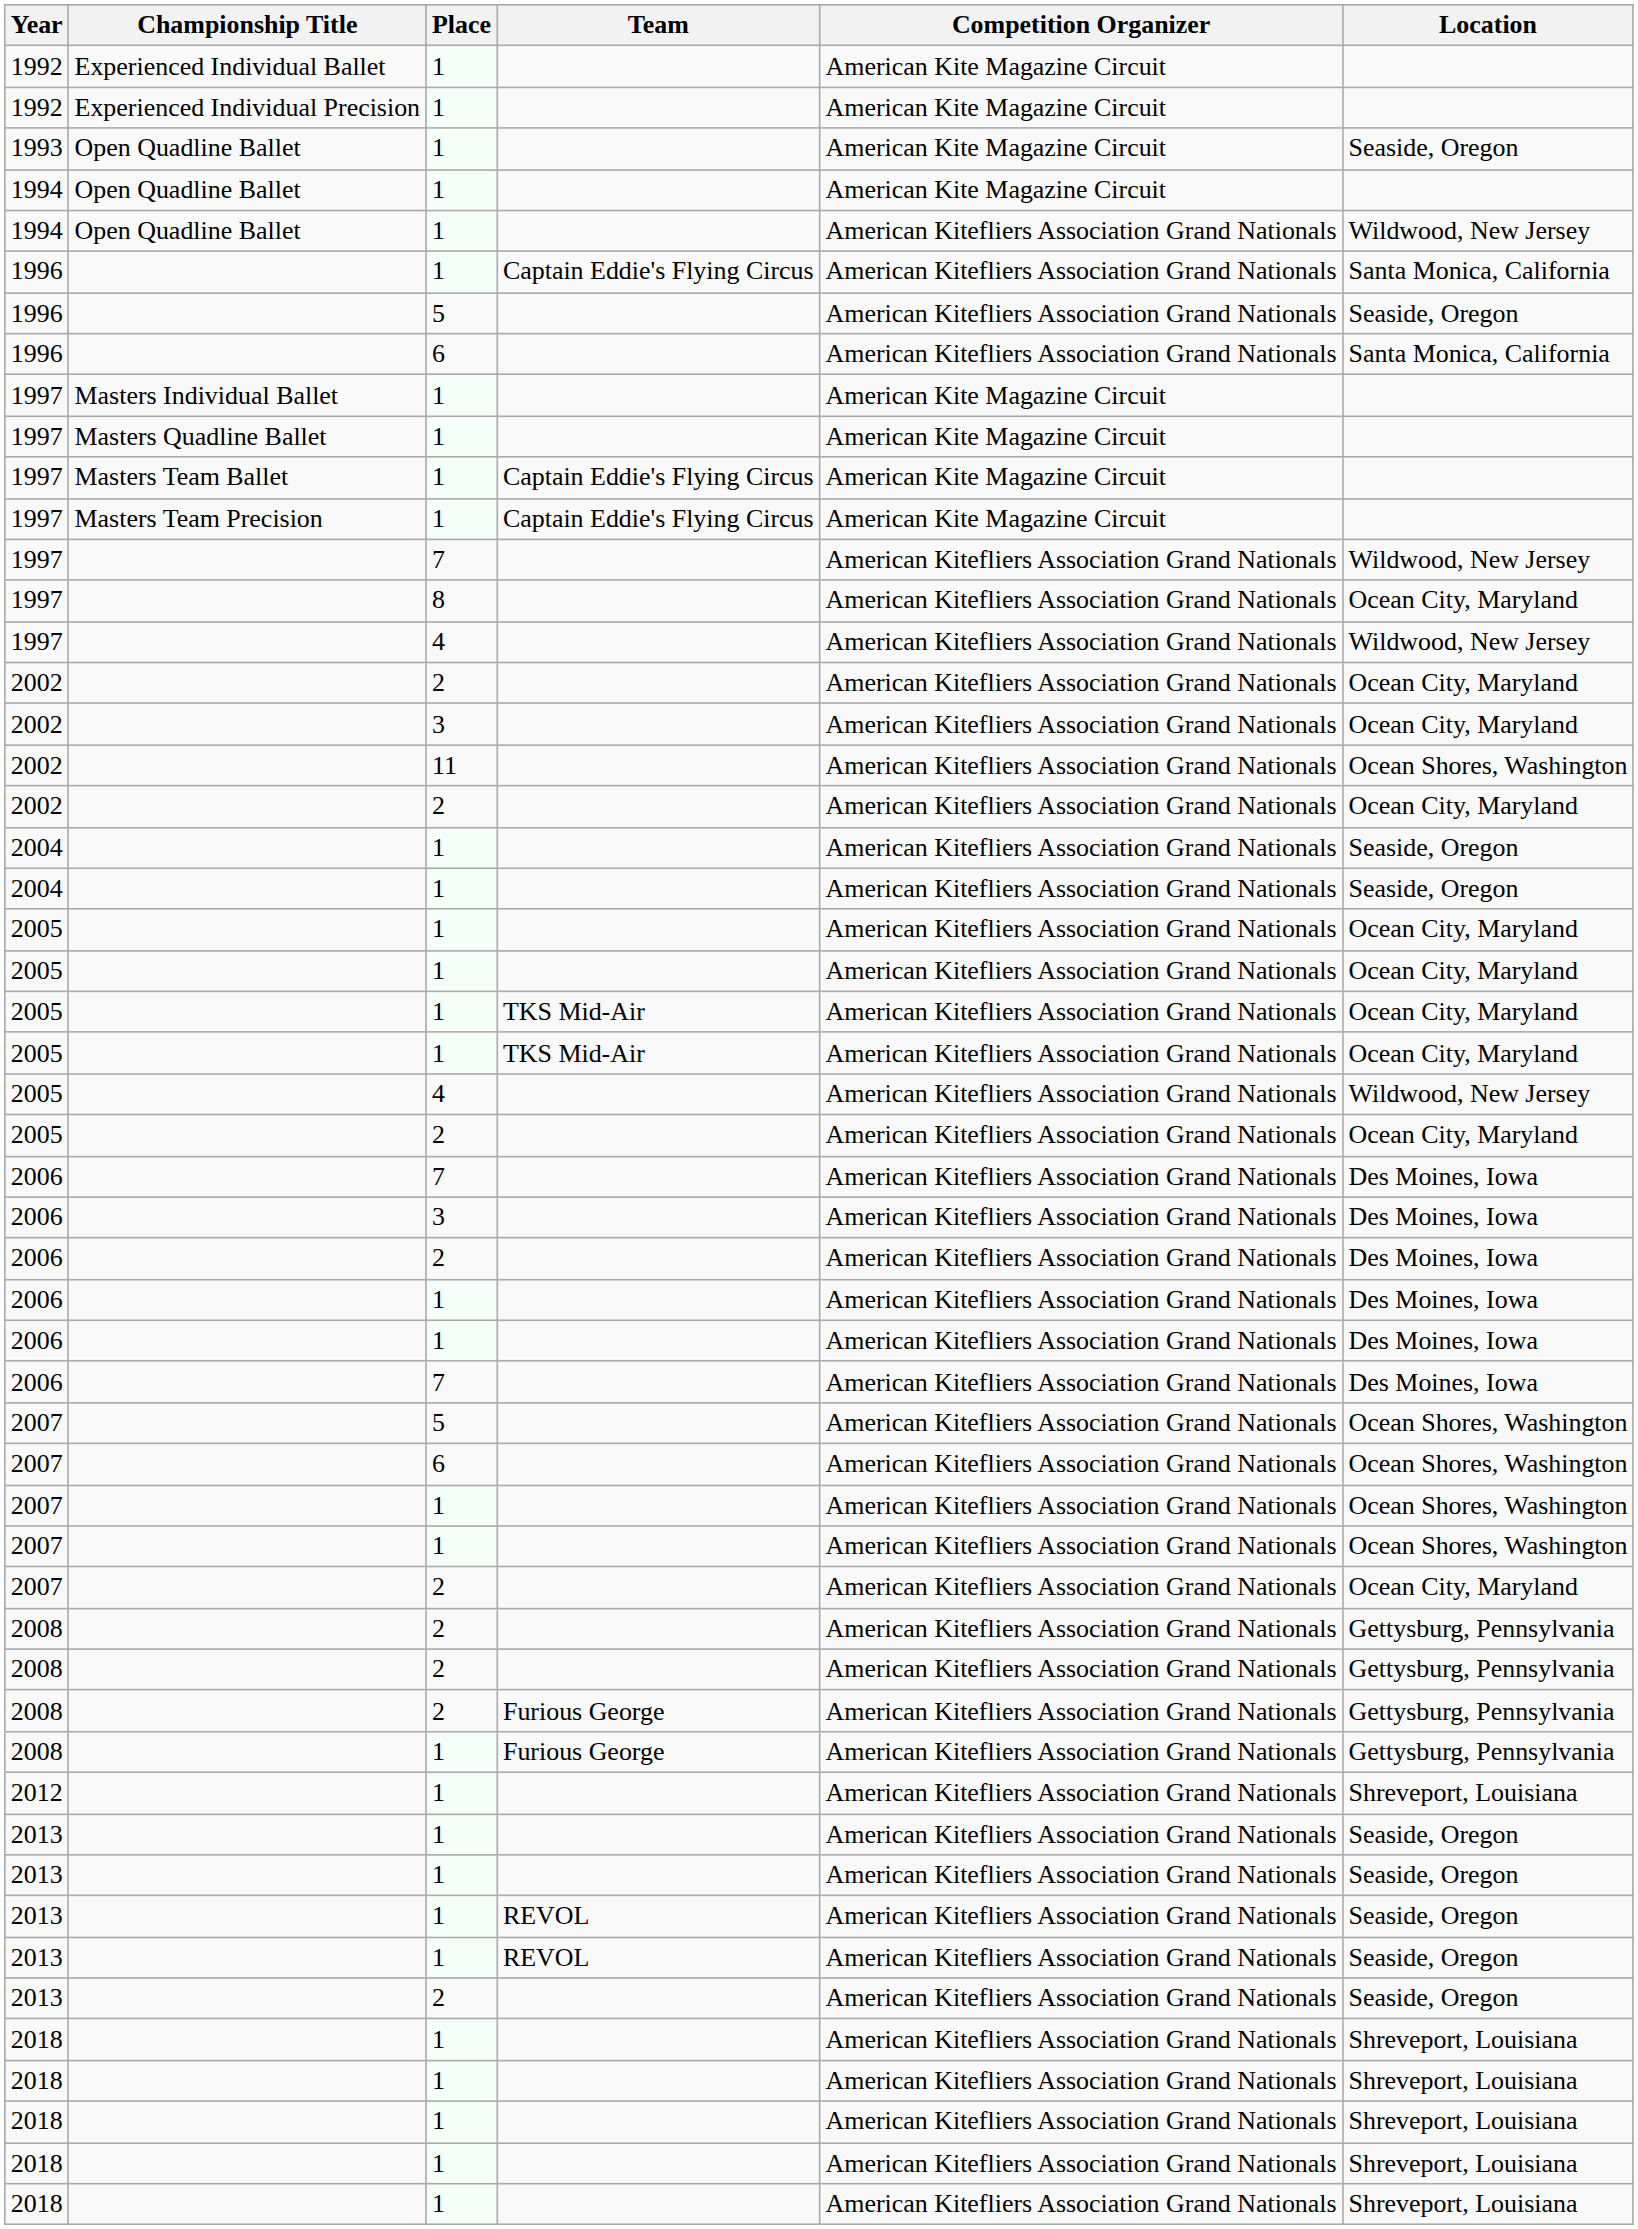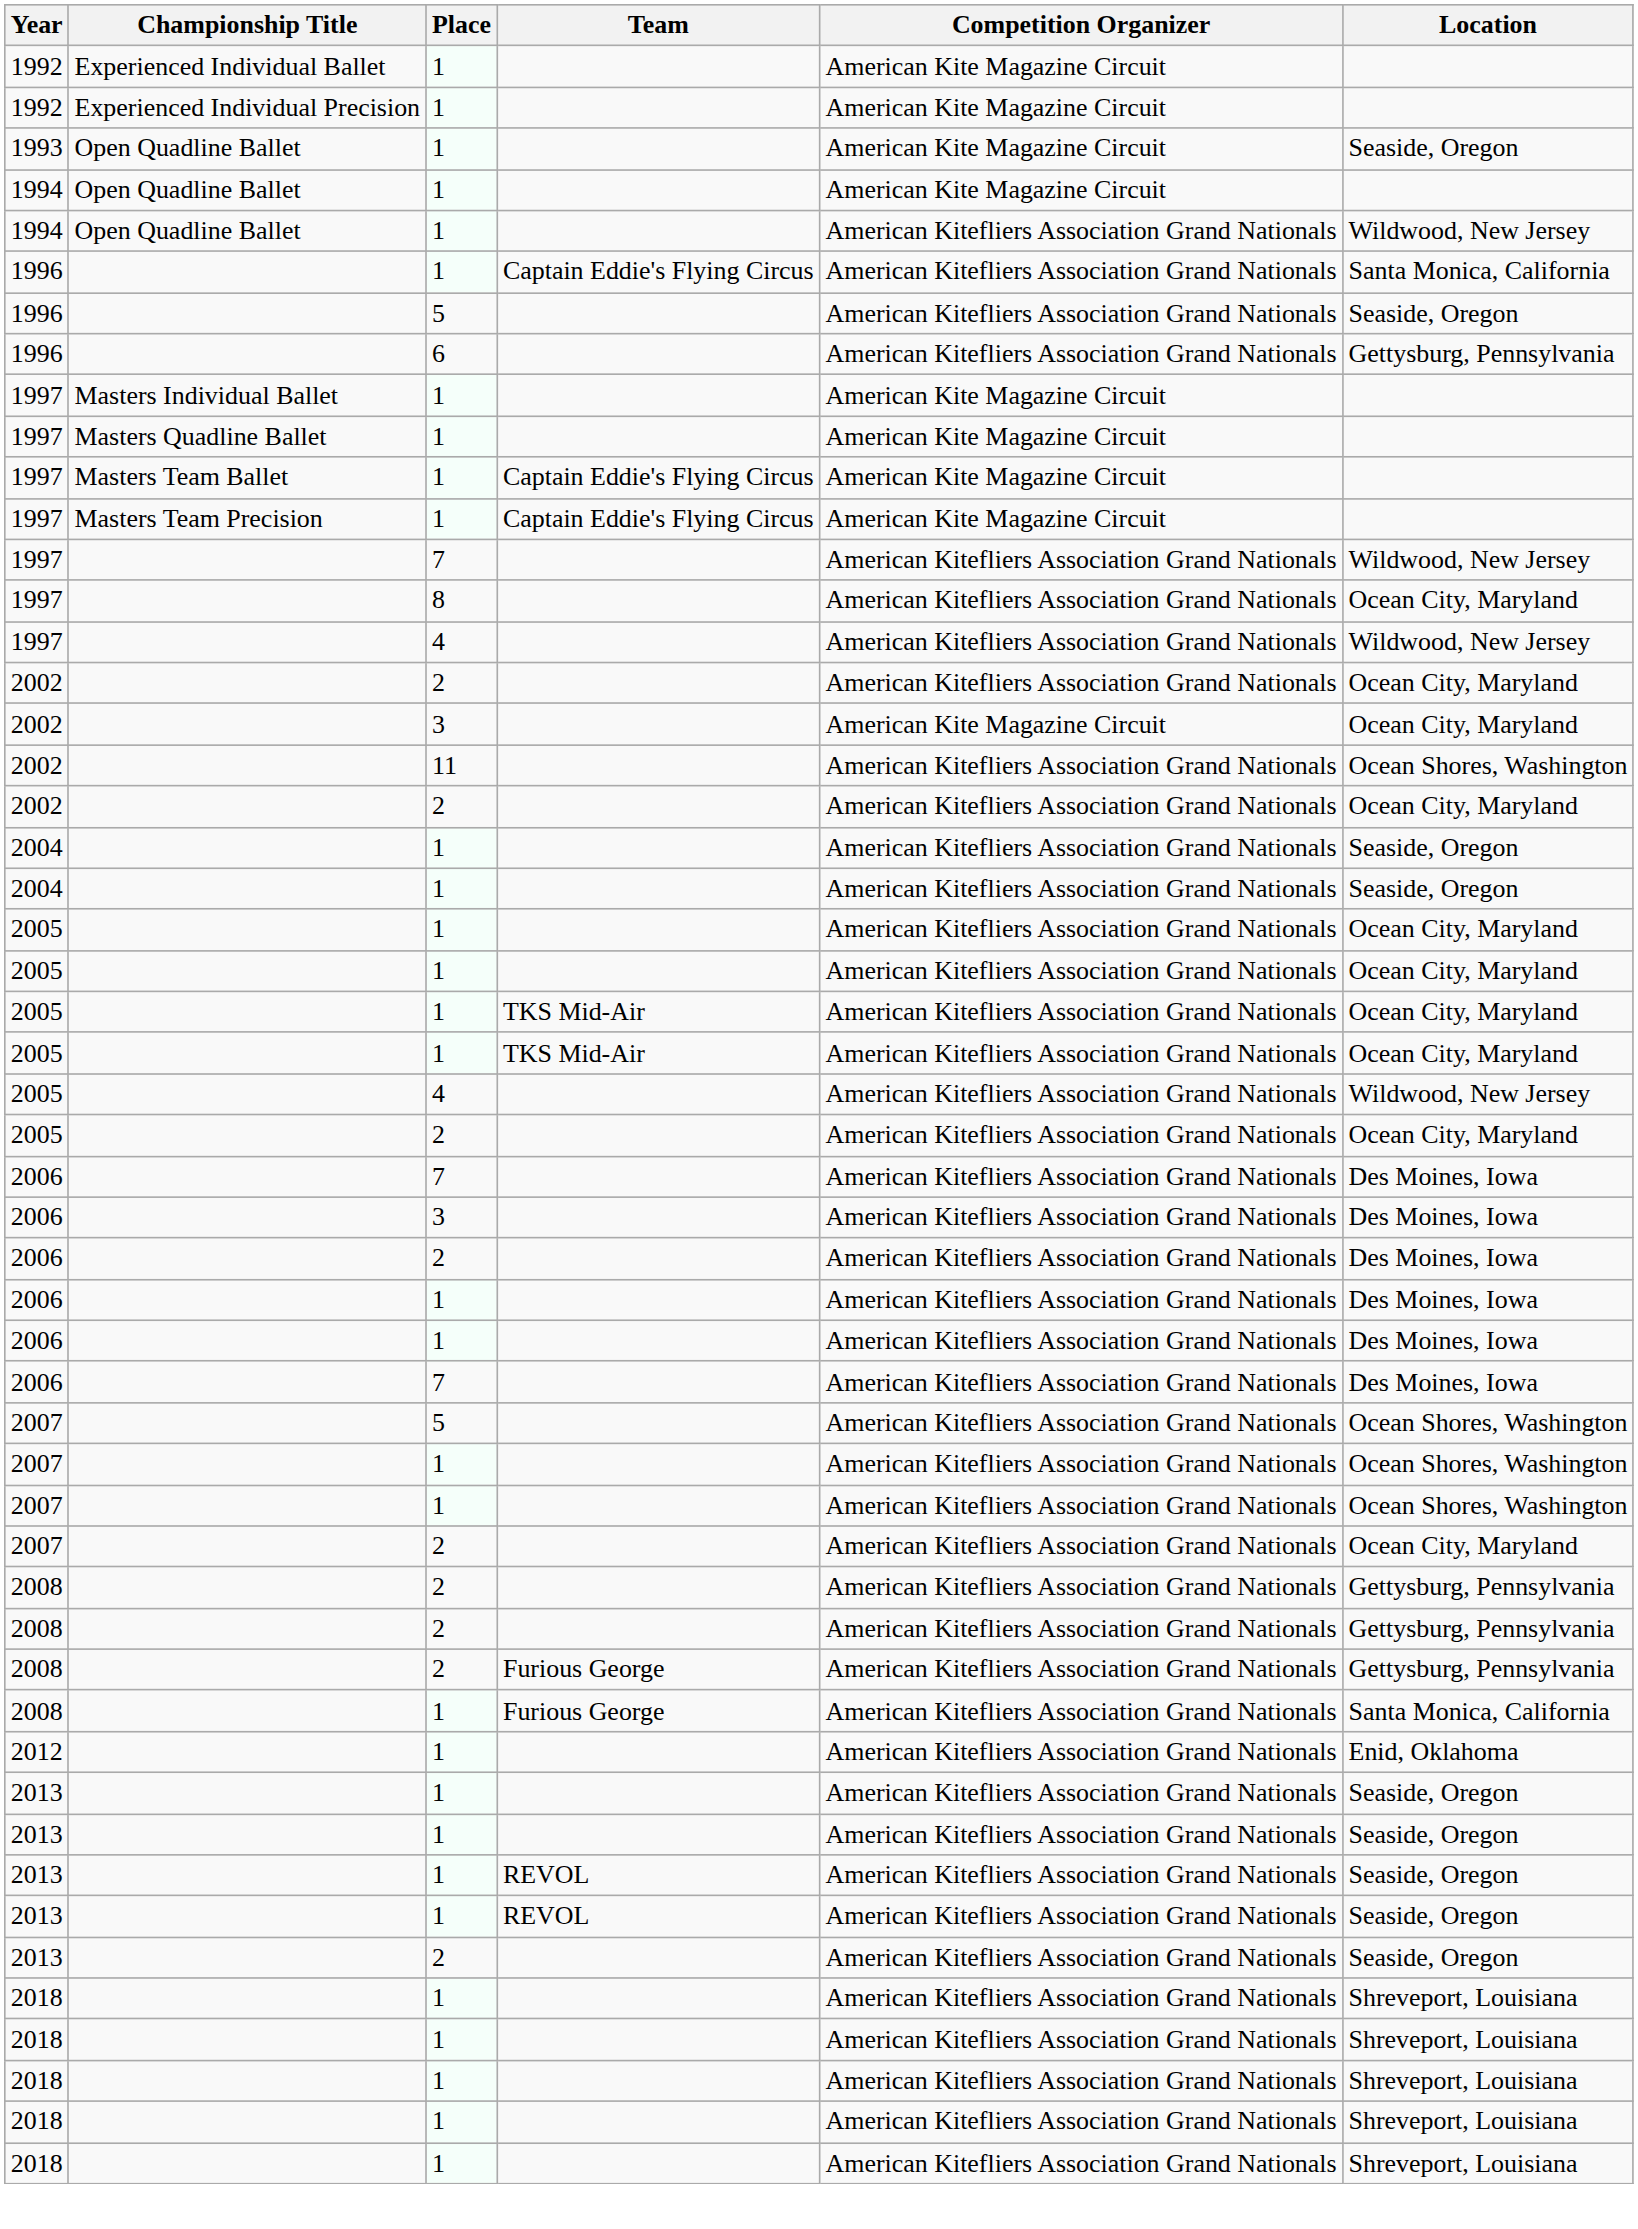(1479, 353) Santa Monica, California -> (1482, 353) Gettysburg, Pennsylvania
(1081, 723) American Kitefliers Association Grand Nationals -> (996, 723) American Kite Magazine Circuit
- row: (37, 1463)
(1482, 1751) Gettysburg, Pennsylvania -> (1479, 1710) Santa Monica, California
(1463, 1792) Shreveport, Louisiana -> (1434, 1751) Enid, Oklahoma
